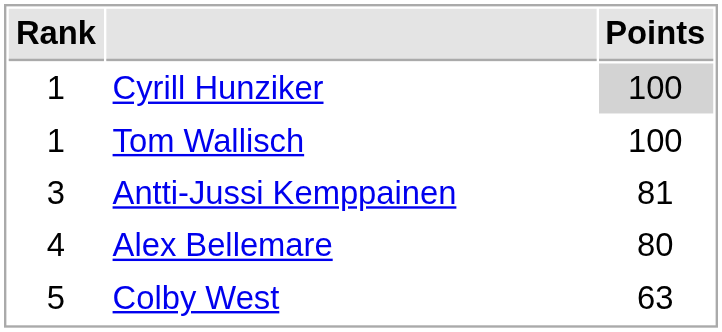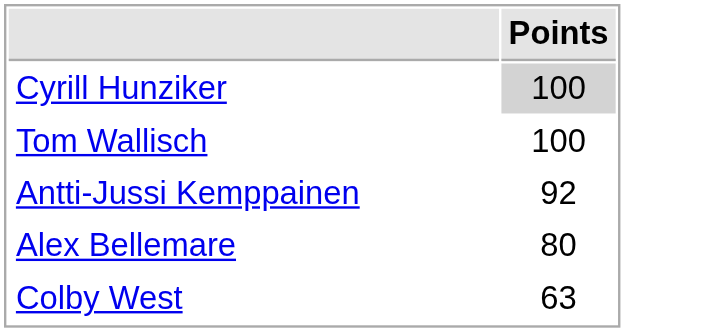- column: (56, 34)
(655, 193) 81 -> (559, 193) 92
